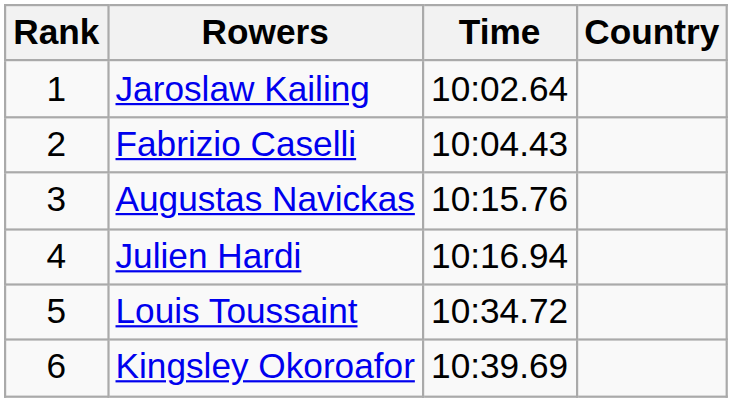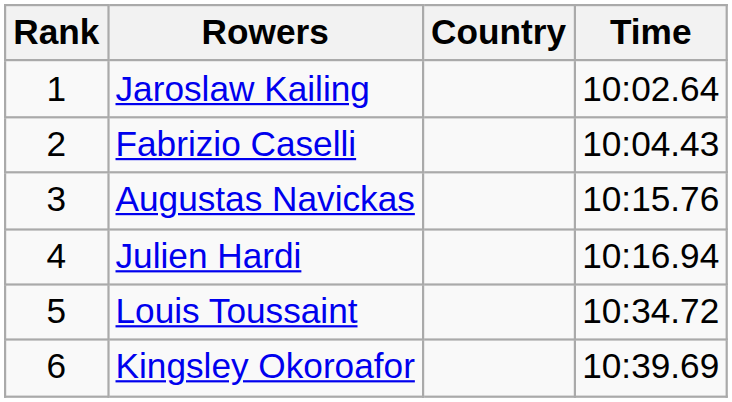columns swapped: (652, 32) <-> (500, 32)
